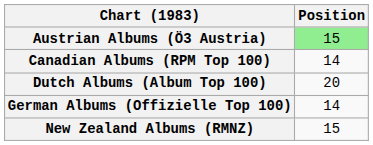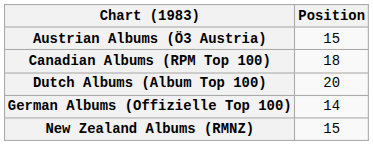(332, 39) lightgreen background -> (332, 39) no background
(332, 61) 14 -> (332, 61) 18
